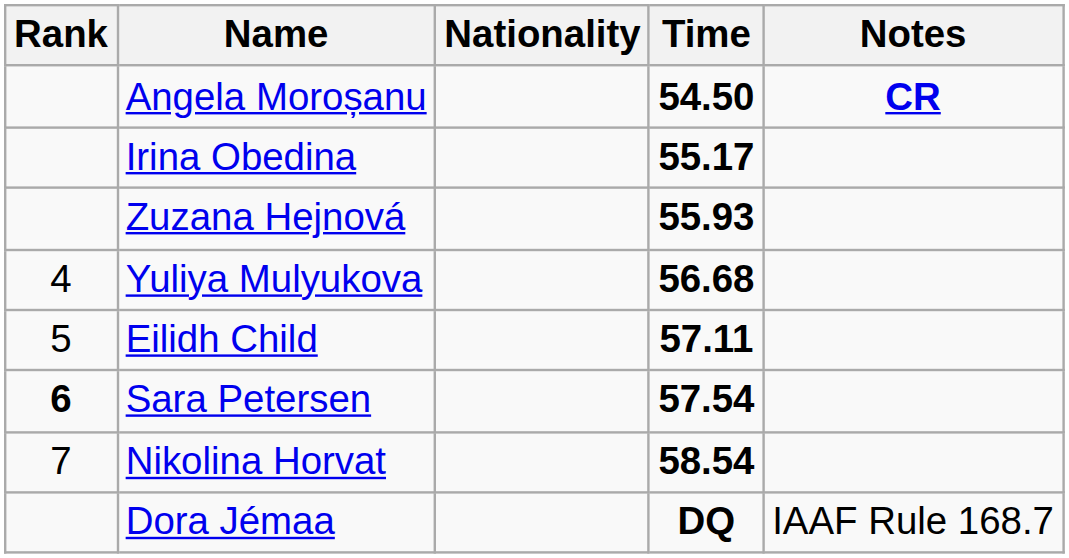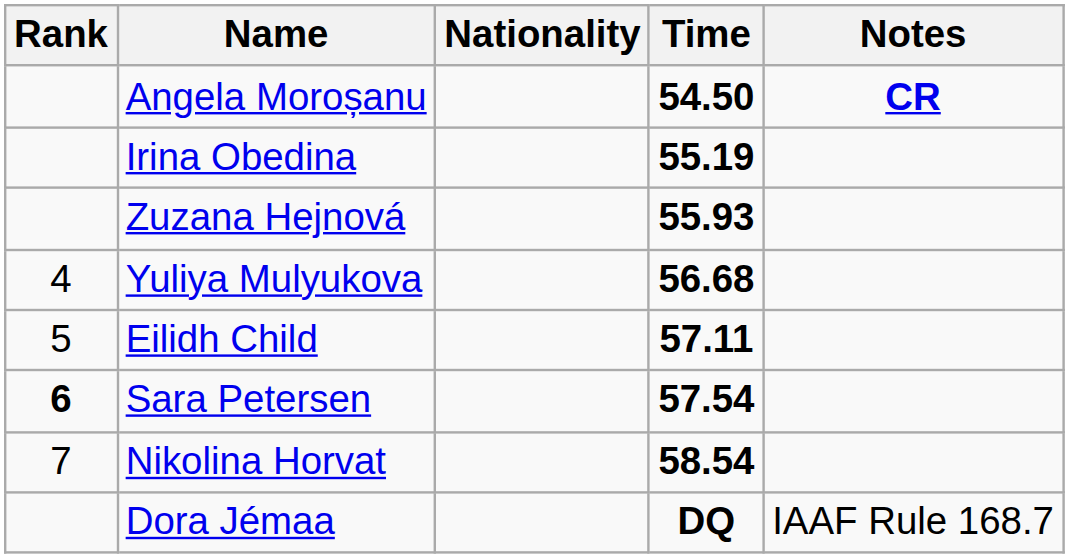(706, 156) 55.17 -> (706, 156) 55.19
